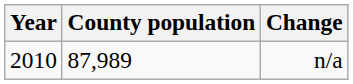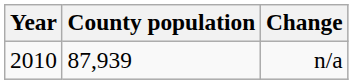(100, 60) 87,989 -> (100, 60) 87,939
